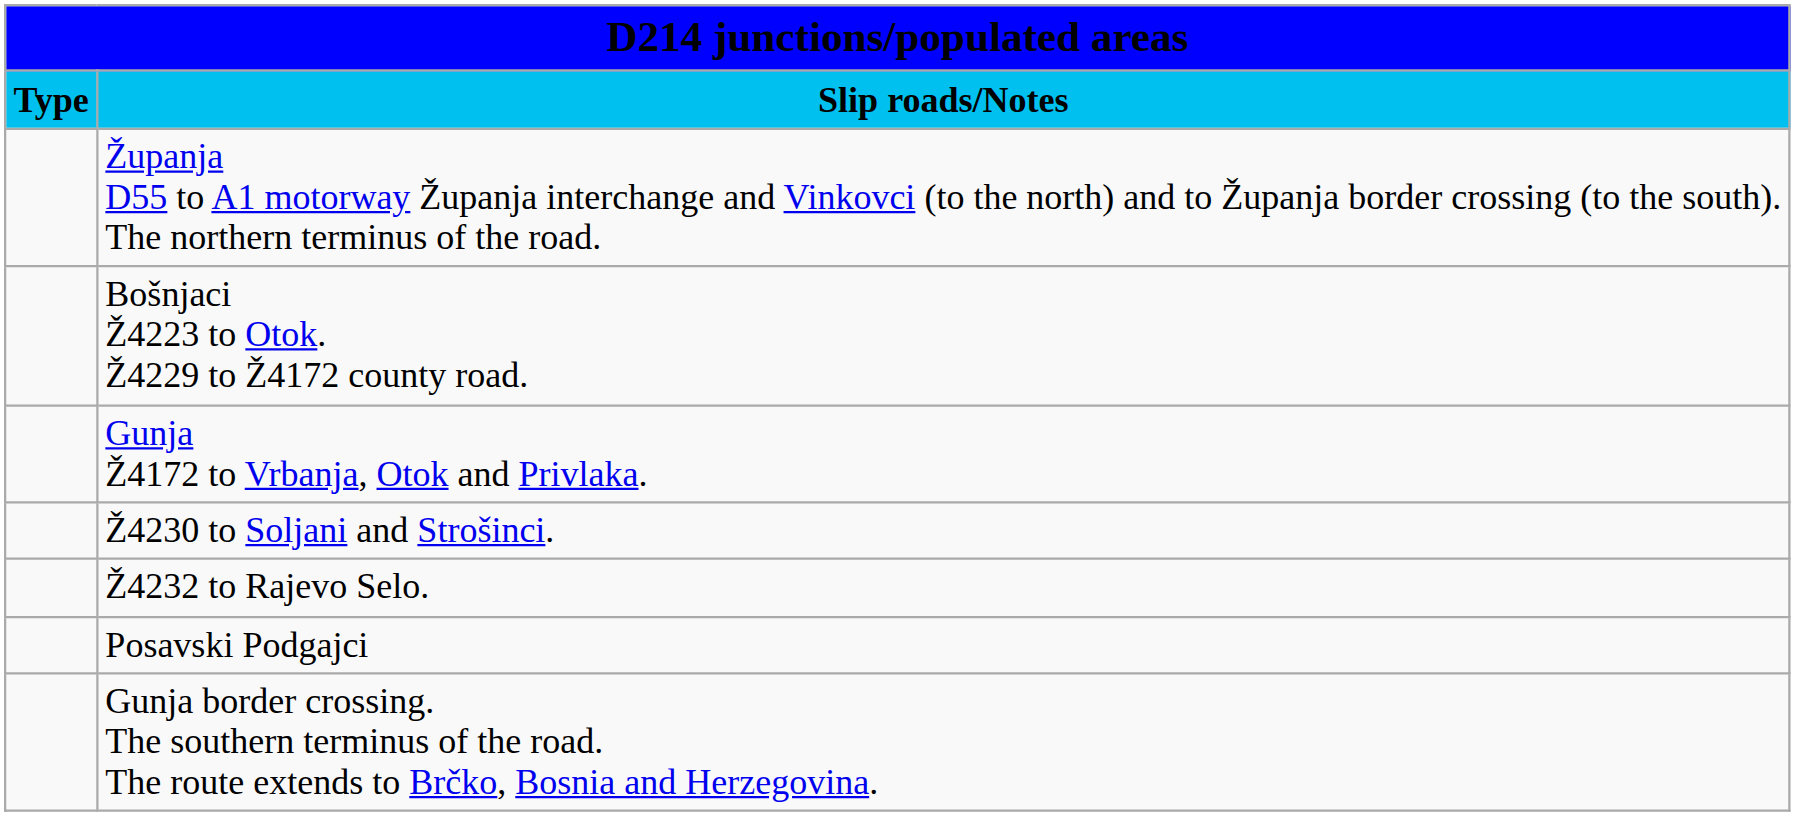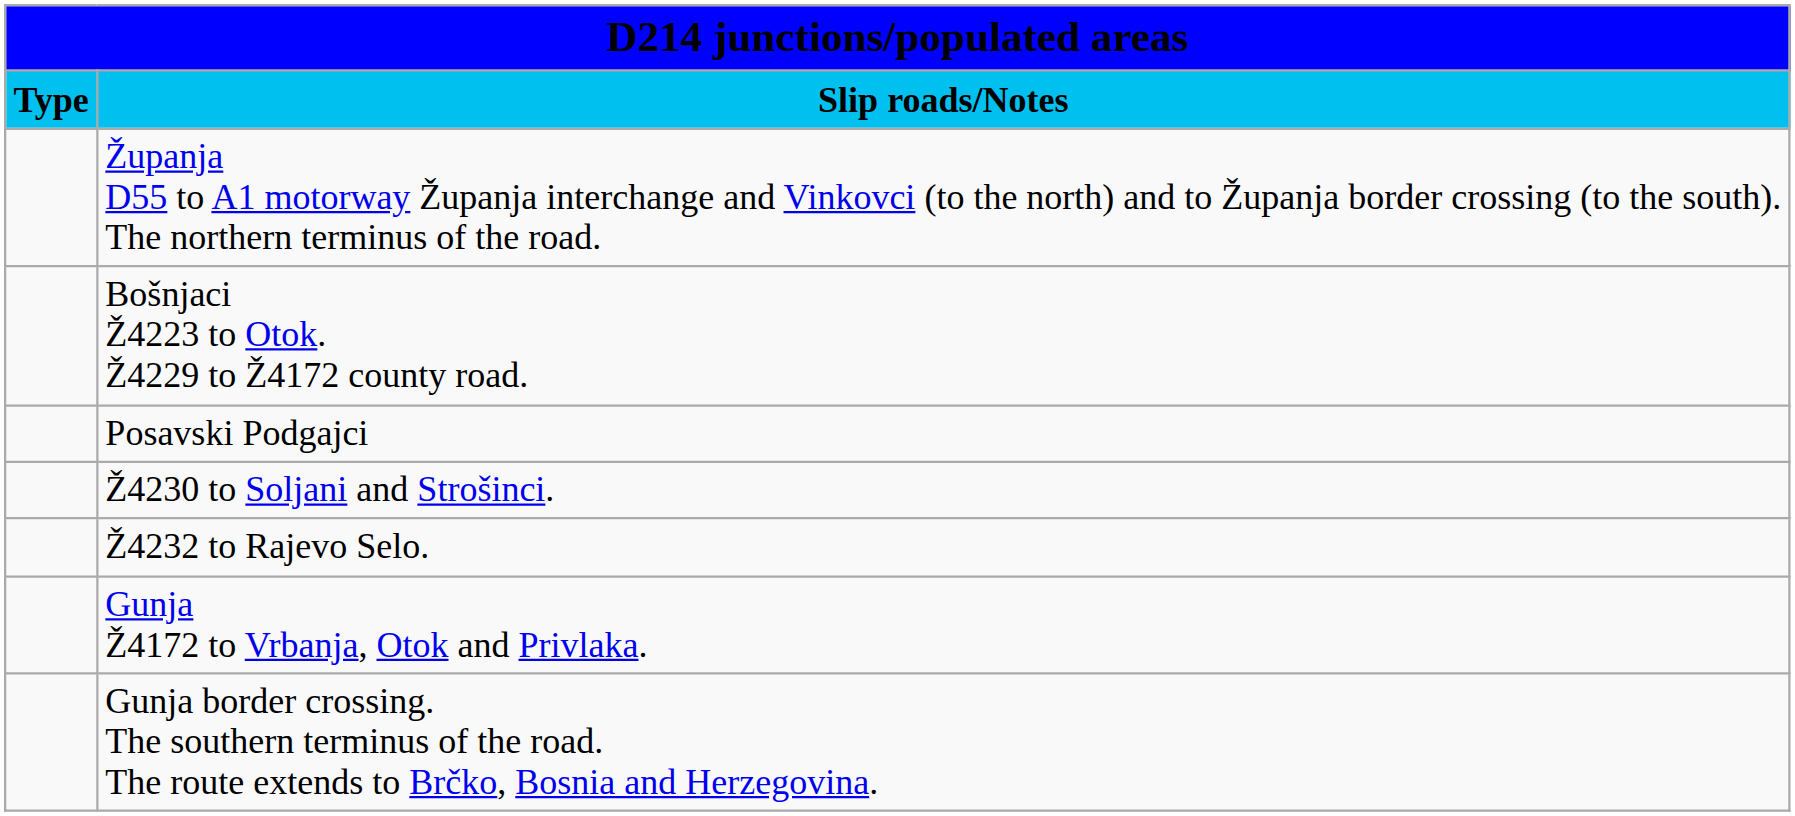rows swapped: (237, 644) <-> (376, 452)
